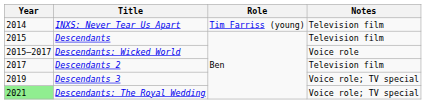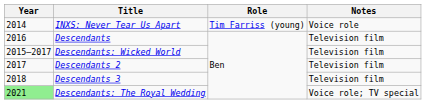(346, 25) Television film -> (334, 25) Voice role
(16, 38) 2015 -> (16, 38) 2016
(334, 52) Voice role -> (346, 52) Television film
(16, 79) 2019 -> (16, 79) 2018
(364, 79) Voice role; TV special -> (346, 79) Television film
